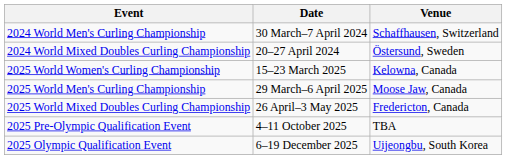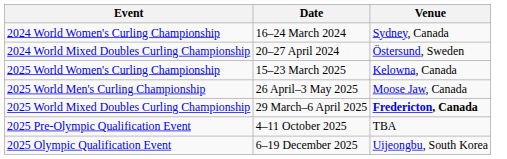+ row: (114, 32)
- row: (106, 32)
(311, 88) 29 March–6 April 2025 -> (307, 88) 26 April–3 May 2025
(307, 107) 26 April–3 May 2025 -> (311, 107) 29 March–6 April 2025
(421, 107) normal -> (425, 107) bold
